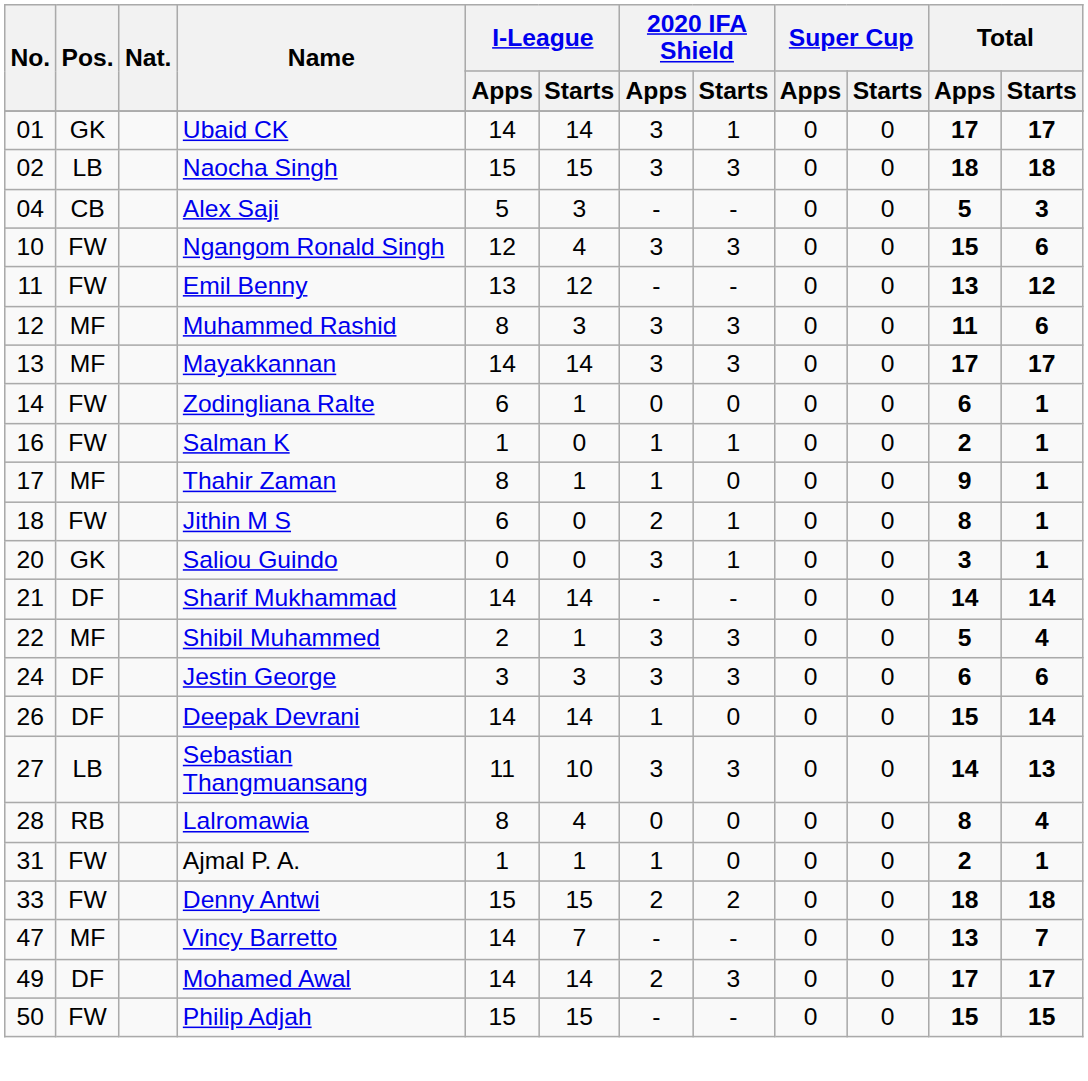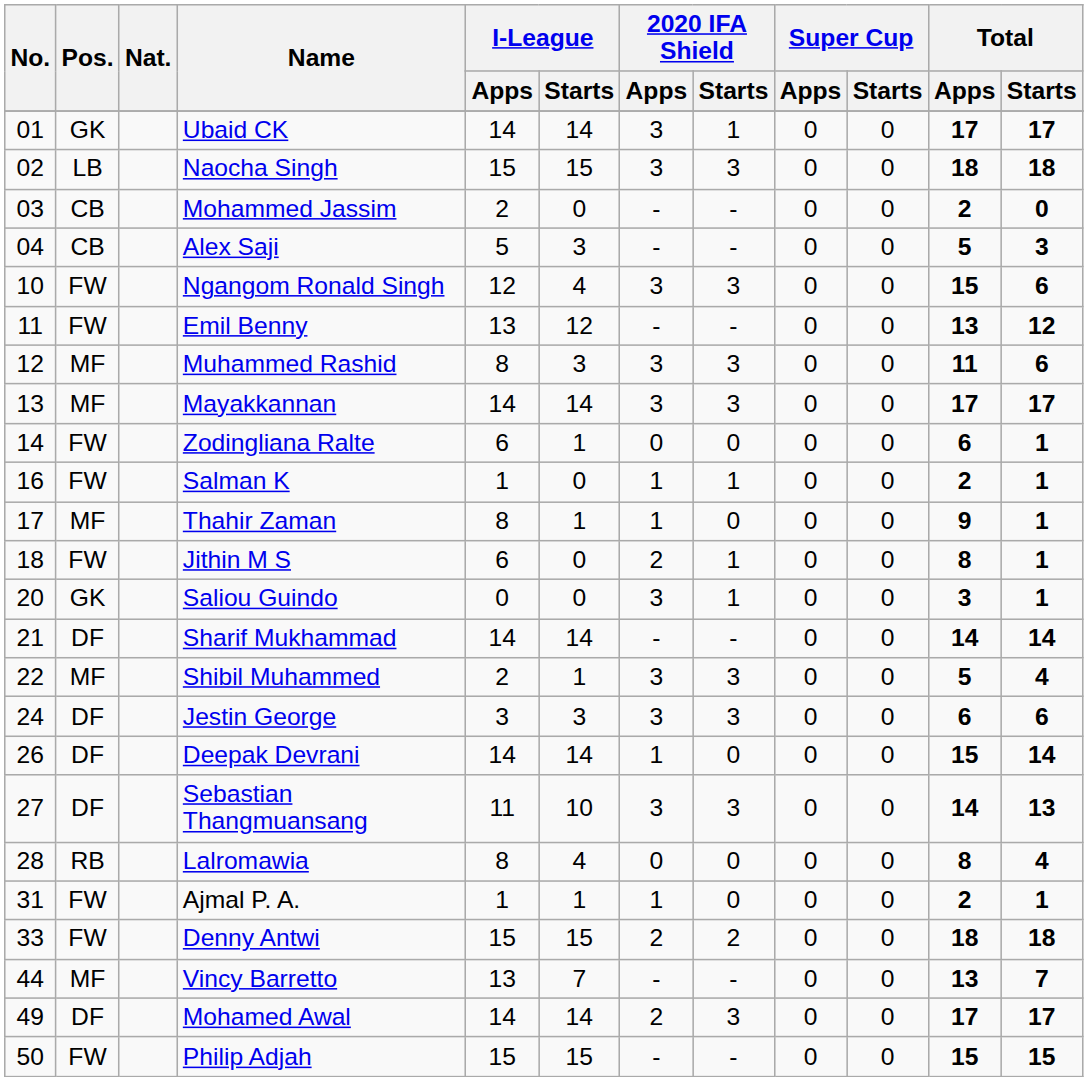+ row: (290, 208)
(88, 769) LB -> (88, 808) DF
(30, 939) 47 -> (30, 978) 44
(502, 939) 14 -> (502, 978) 13
